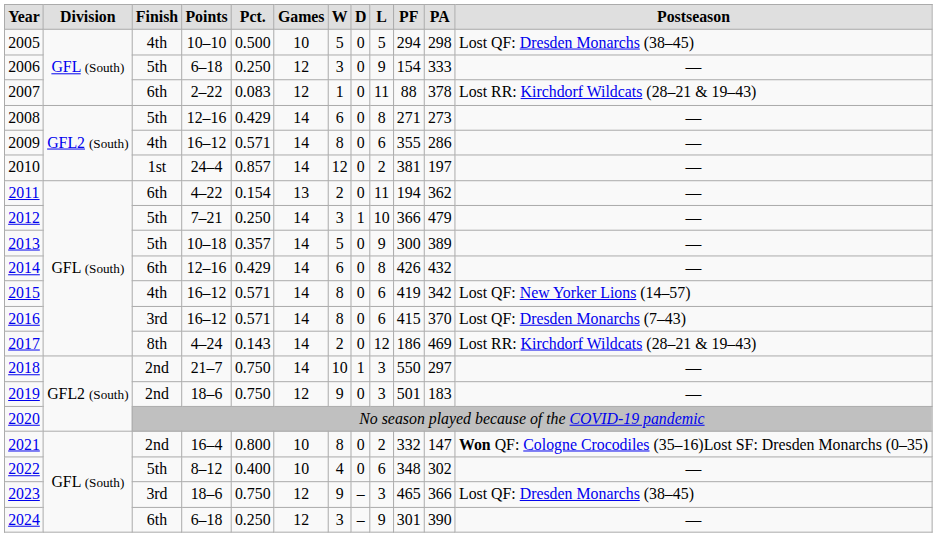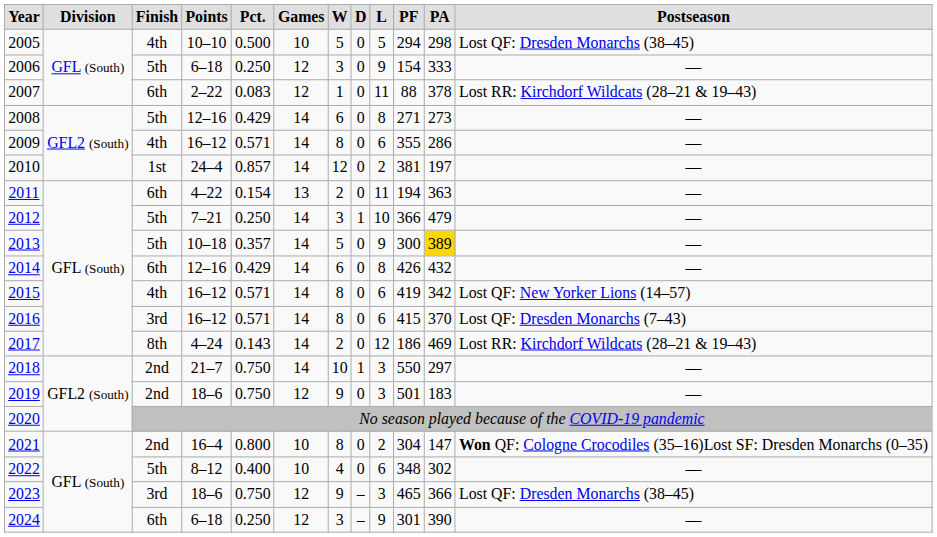(440, 192) 362 -> (440, 192) 363
(440, 243) no background -> (440, 243) gold background
(409, 444) 332 -> (409, 444) 304
